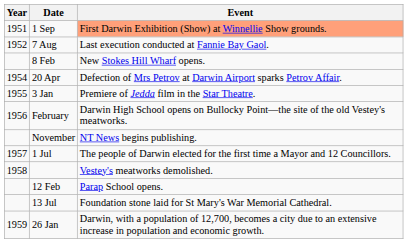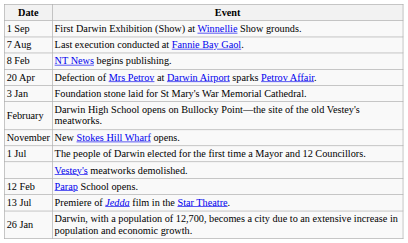- column: (17, 12)
(203, 28) lightsalmon background -> (178, 28) no background
(142, 61) New Stokes Hill Wharf opens. -> (113, 61) NT News begins publishing.
(168, 93) Premiere of Jedda film in the Star Theatre. -> (181, 93) Foundation stone laid for St Mary's War Memorial Cathedral.
(138, 137) NT News begins publishing. -> (117, 137) New Stokes Hill Wharf opens.
(206, 202) Foundation stone laid for St Mary's War Memorial Cathedral. -> (142, 202) Premiere of Jedda film in the Star Theatre.
